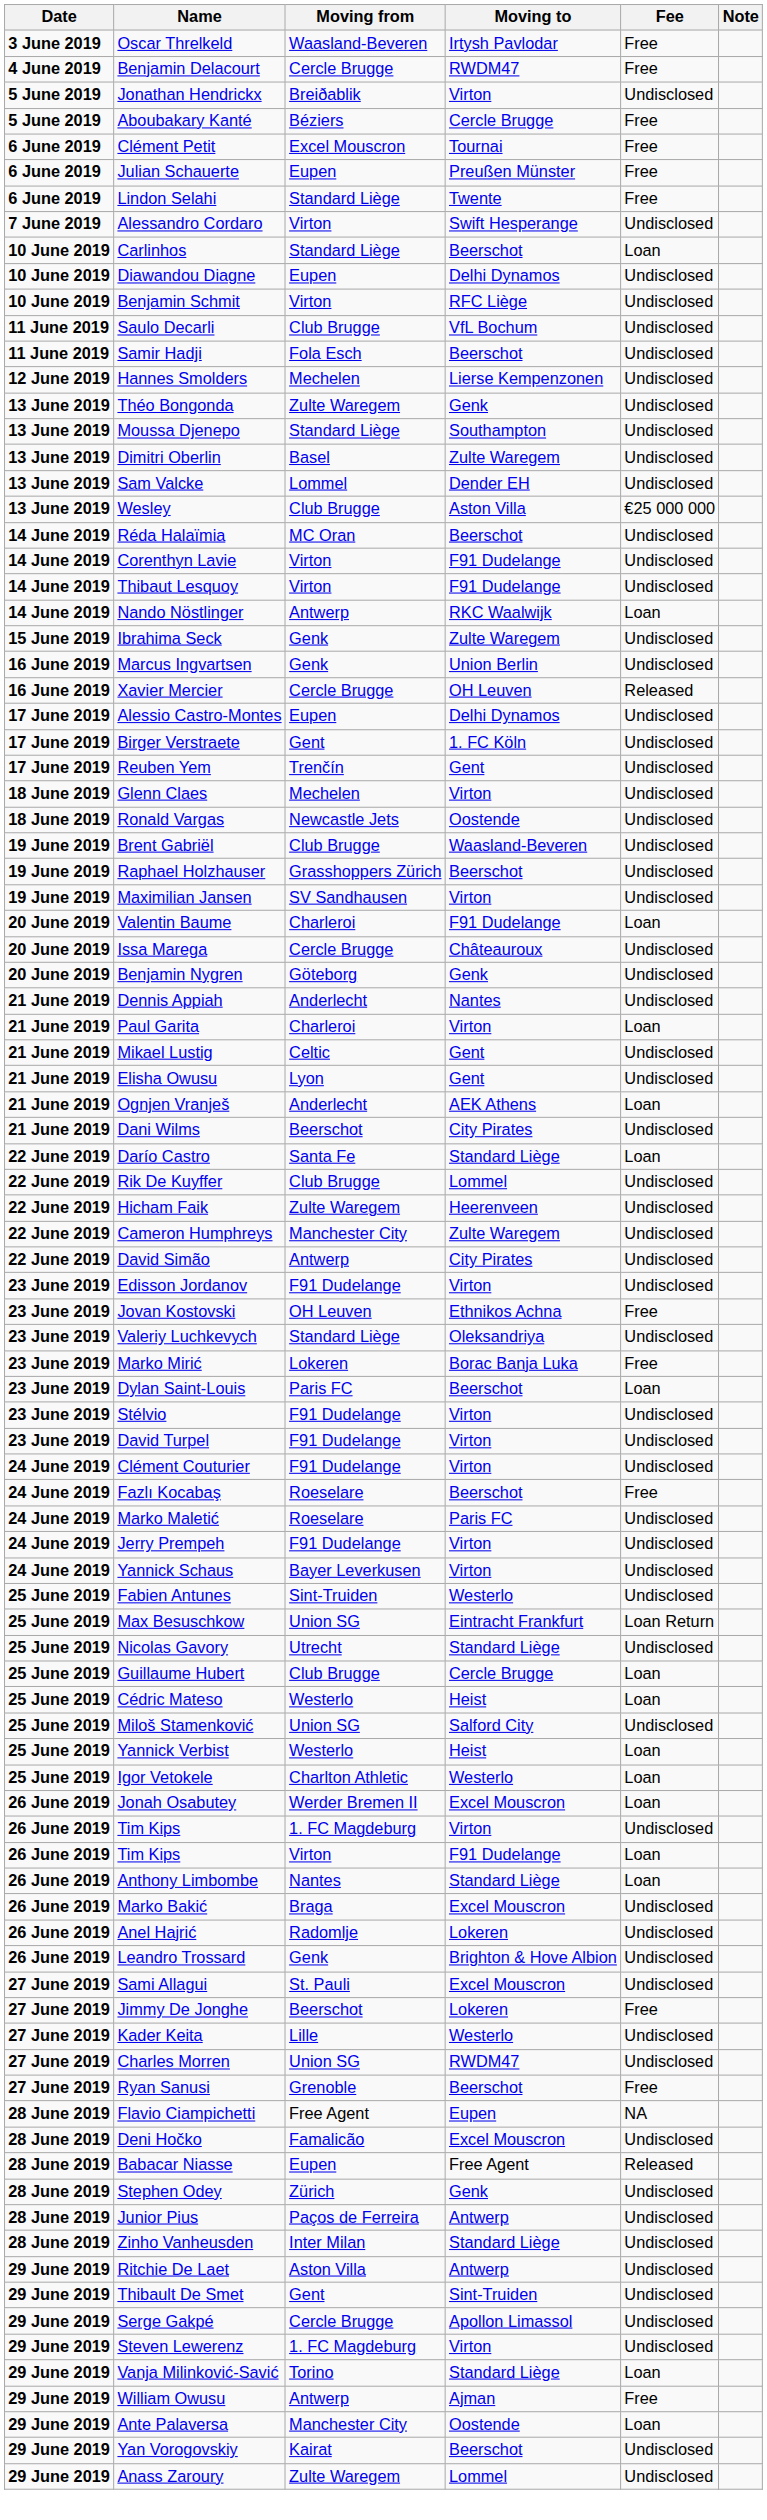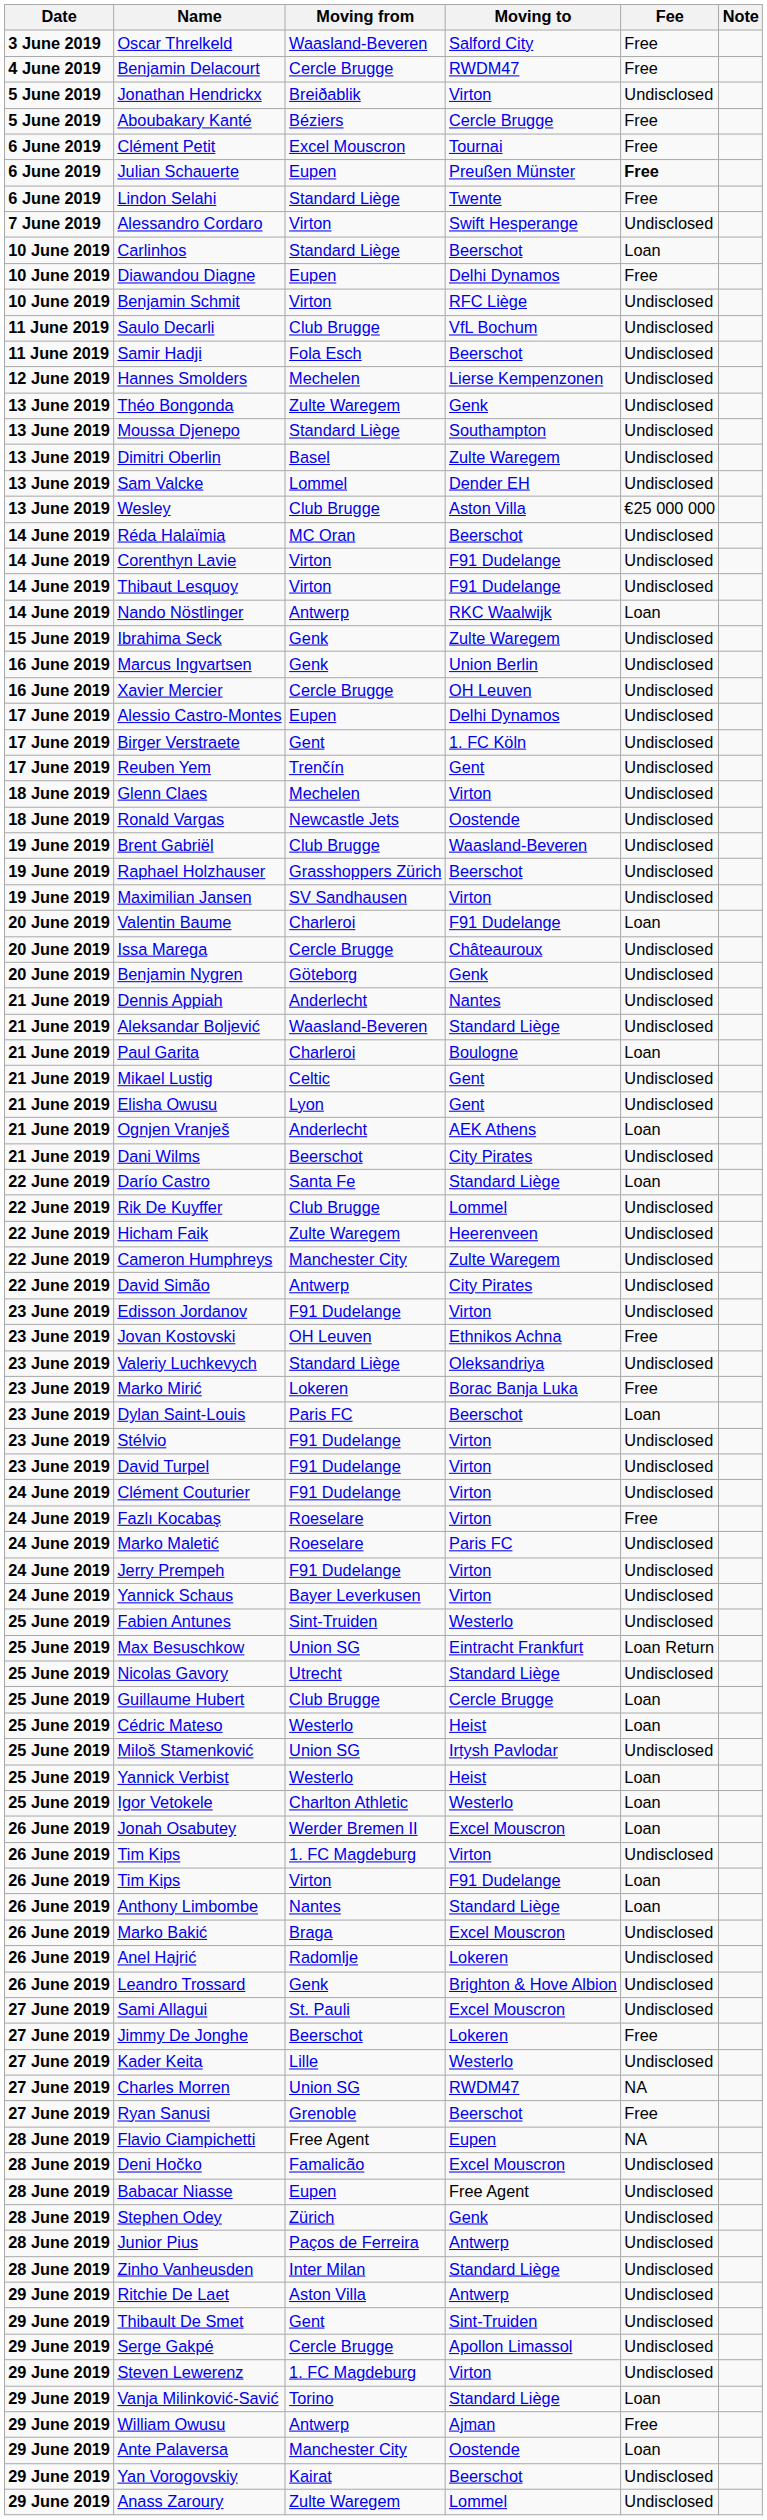(503, 43) Irtysh Pavlodar -> (491, 43) Salford City
(641, 172) normal -> (642, 172) bold
(669, 276) Undisclosed -> (641, 276) Free
(659, 690) Released -> (669, 690) Undisclosed
+ row: (189, 1026)
(470, 1026) Virton -> (483, 1052) Boulogne
(486, 1492) Beerschot -> (470, 1518) Virton
(491, 1725) Salford City -> (503, 1751) Irtysh Pavlodar
(669, 2062) Undisclosed -> (636, 2088) NA
(659, 2165) Released -> (669, 2191) Undisclosed
